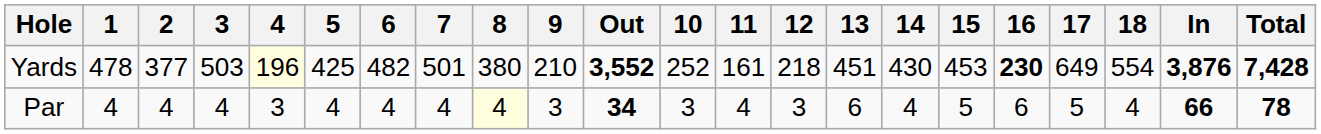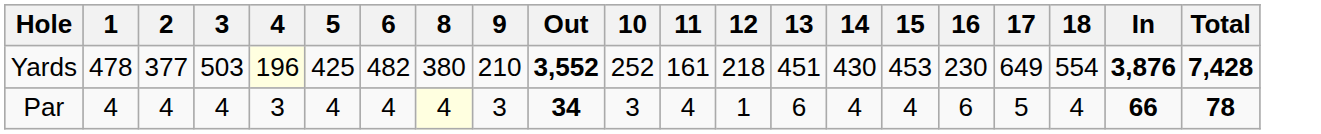- column: (444, 25)
(1021, 66) bold -> (966, 66) normal
(799, 107) 3 -> (744, 107) 1
(966, 107) 5 -> (910, 107) 4
